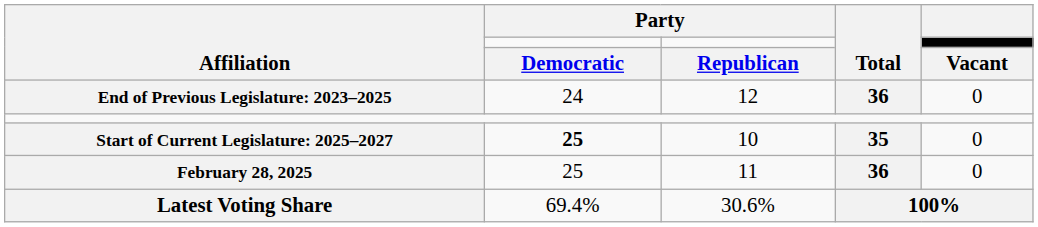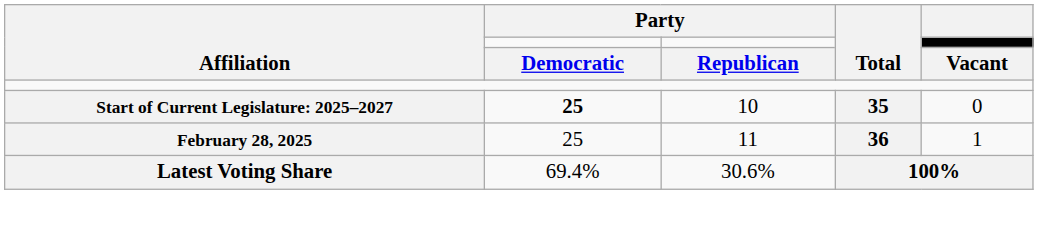- row: (245, 97)
(977, 172) 0 -> (977, 139) 1
